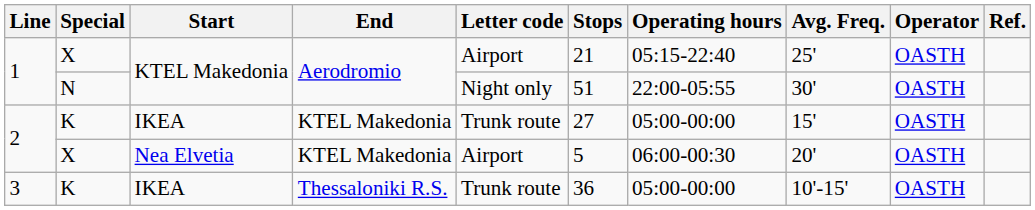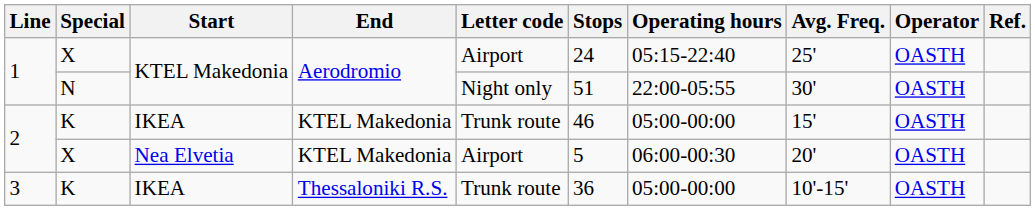(584, 54) 21 -> (584, 54) 24
(584, 121) 27 -> (584, 121) 46
